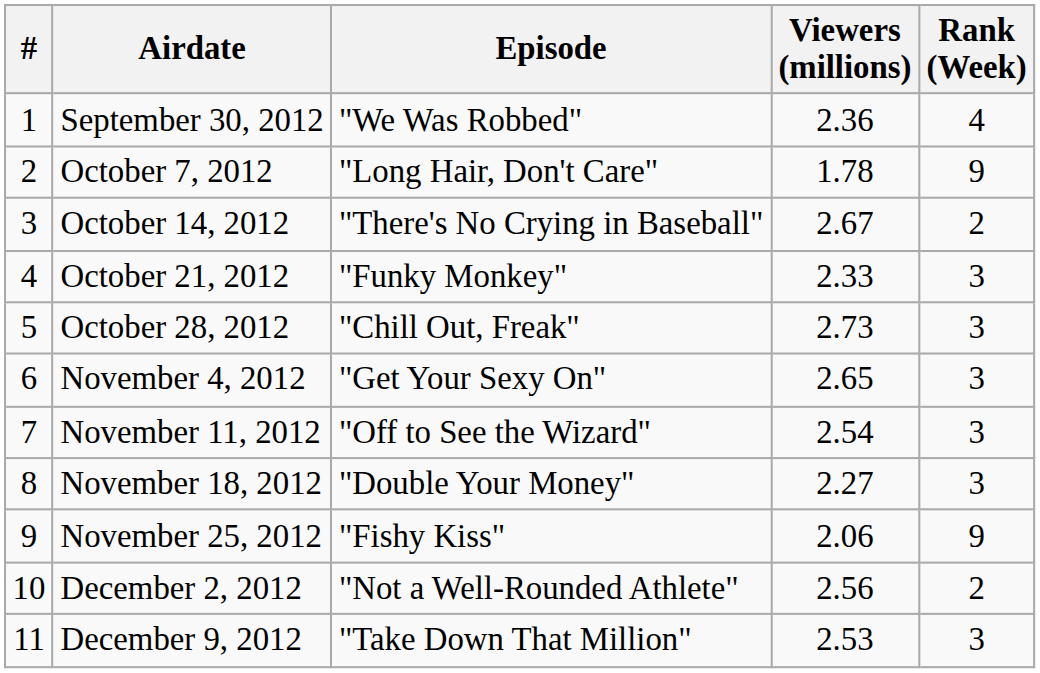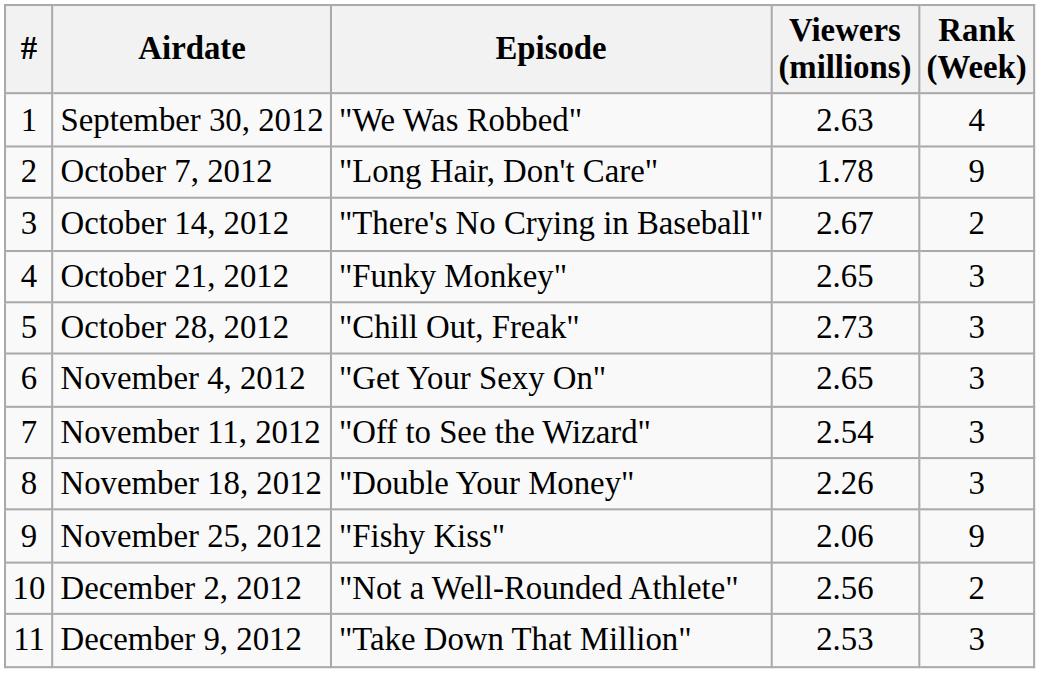(845, 119) 2.36 -> (845, 119) 2.63
(845, 275) 2.33 -> (845, 275) 2.65
(845, 483) 2.27 -> (845, 483) 2.26
